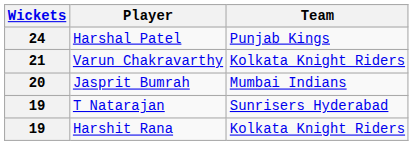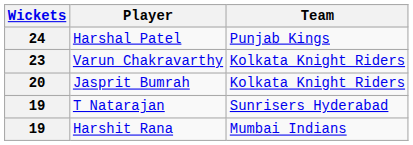(37, 61) 21 -> (37, 61) 23
(288, 84) Mumbai Indians -> (317, 84) Kolkata Knight Riders
(317, 129) Kolkata Knight Riders -> (288, 129) Mumbai Indians
